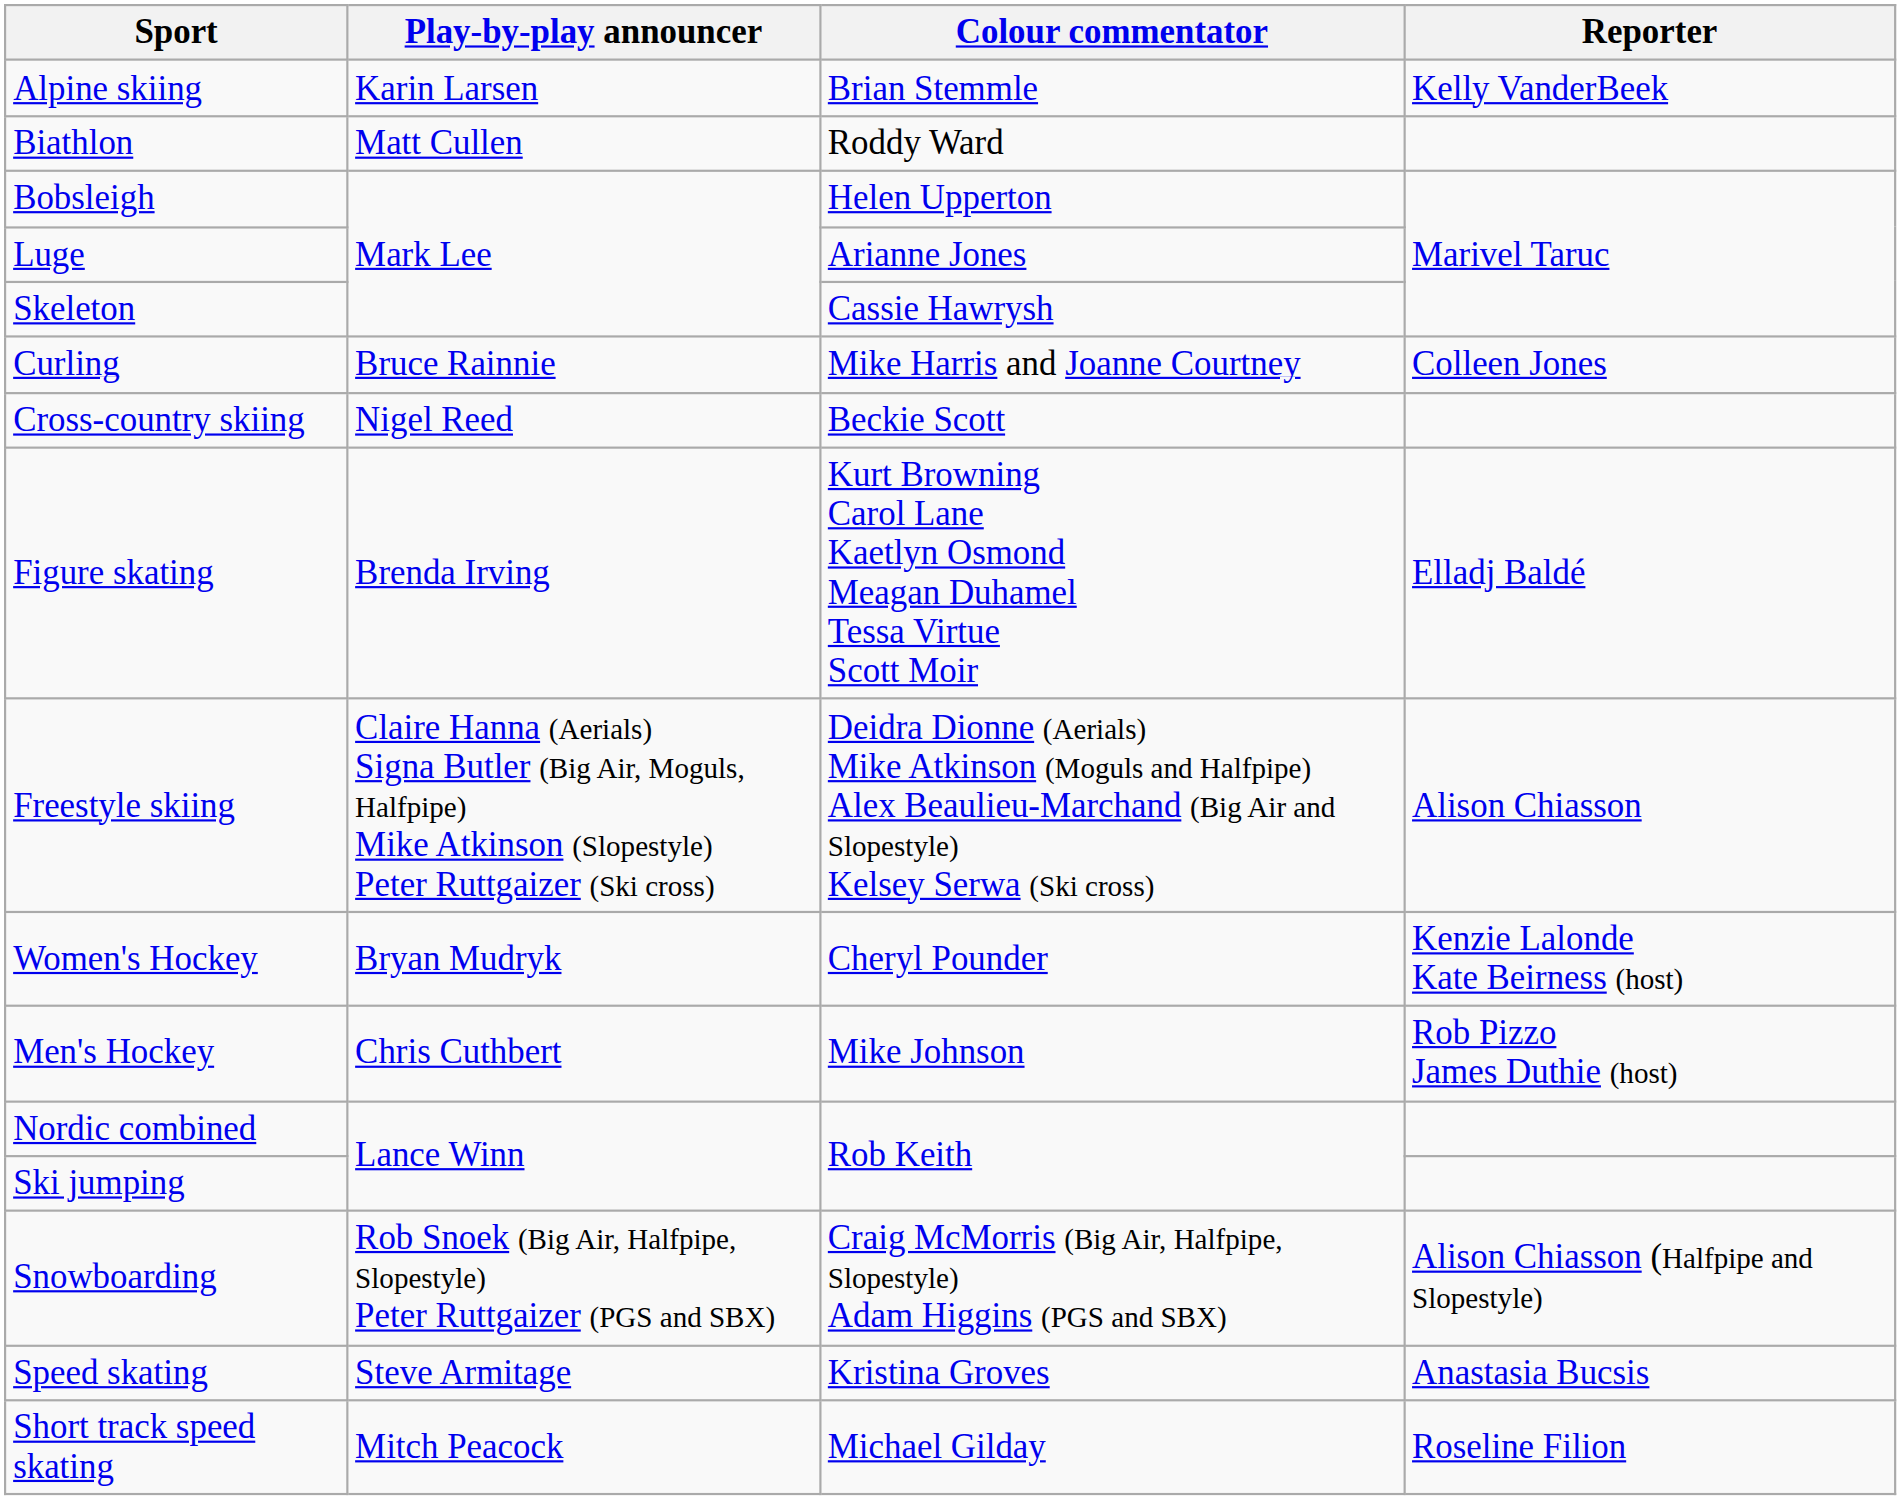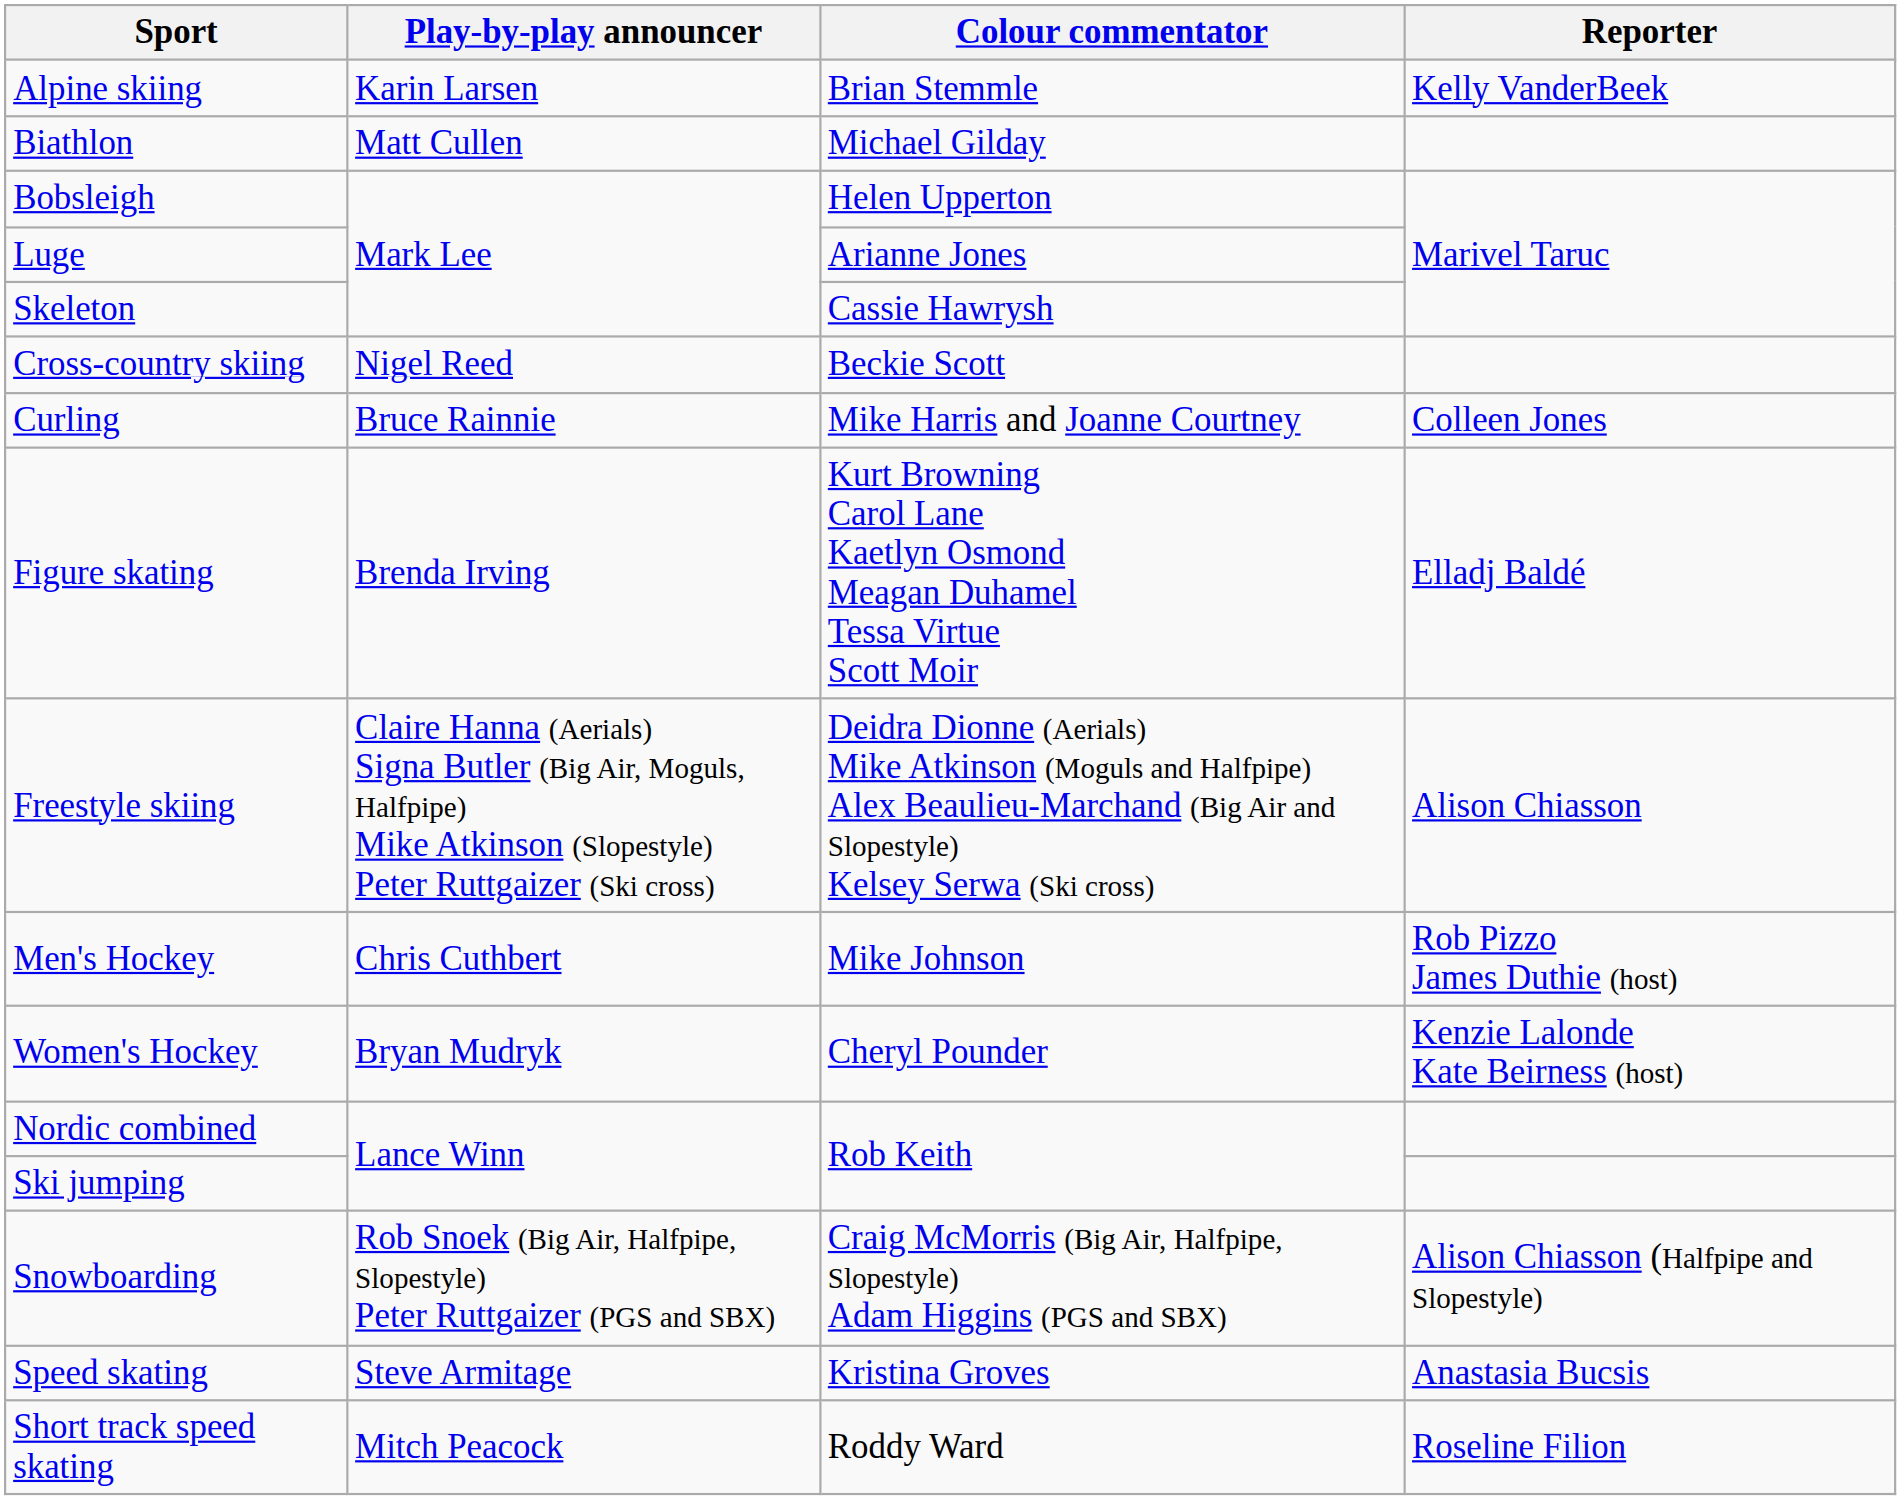(916, 142) Roddy Ward -> (937, 142) Michael Gilday
rows swapped: (159, 419) <-> (66, 364)
rows swapped: (114, 1052) <-> (135, 958)
(937, 1446) Michael Gilday -> (916, 1446) Roddy Ward
